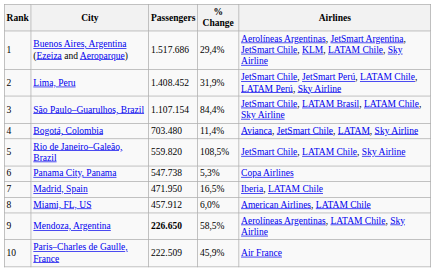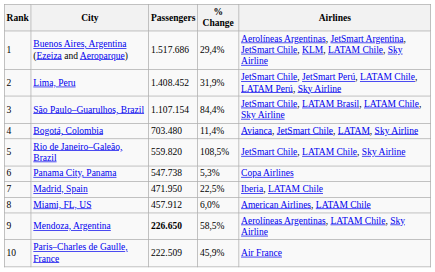(212, 189) 16,5% -> (212, 189) 22,5%
